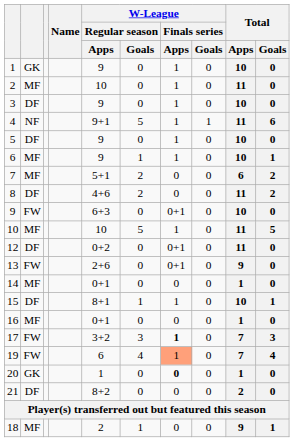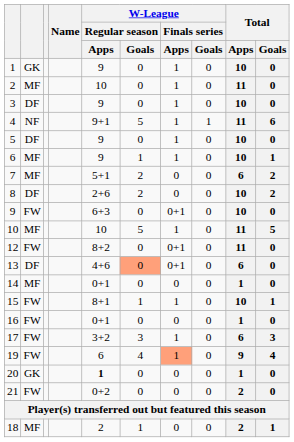(101, 193) 4+6 -> (101, 193) 2+6
(241, 193) 11 -> (241, 193) 10
(32, 247) DF -> (32, 247) FW
(101, 247) 0+2 -> (101, 247) 8+2
(32, 265) FW -> (32, 265) DF
(101, 265) 2+6 -> (101, 265) 4+6
(140, 265) no background -> (140, 265) lightsalmon background
(241, 265) 9 -> (241, 265) 6
(32, 301) DF -> (32, 301) FW
(32, 319) MF -> (32, 319) FW
(176, 337) bold -> (176, 337) normal
(241, 337) 7 -> (241, 337) 6
(241, 355) 7 -> (241, 355) 9
(101, 373) normal -> (101, 373) bold
(176, 373) bold -> (176, 373) normal
(32, 391) DF -> (32, 391) FW
(101, 391) 8+2 -> (101, 391) 0+2
(241, 427) 9 -> (241, 427) 2
